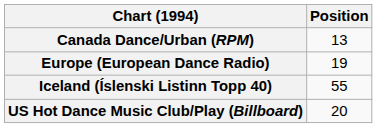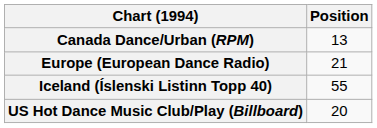(339, 63) 19 -> (339, 63) 21
